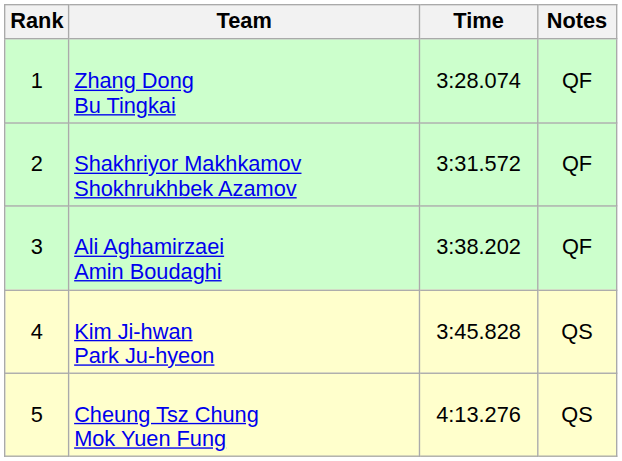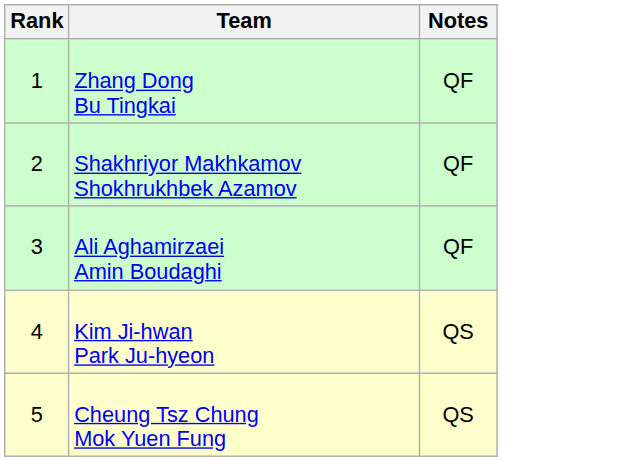- column: (479, 21)
